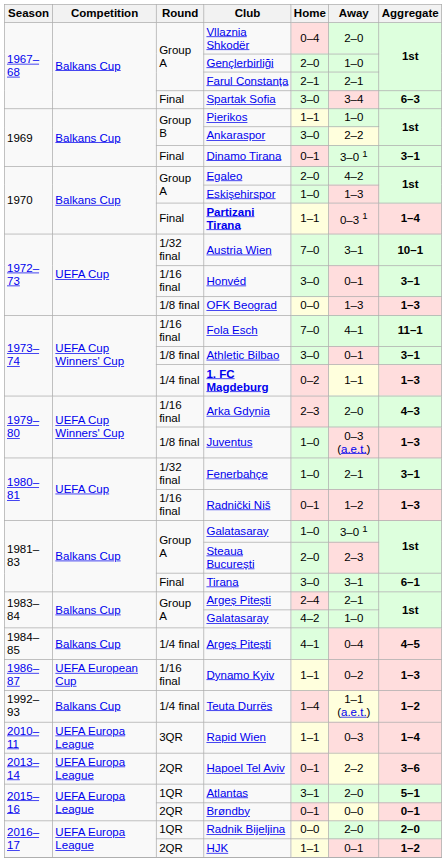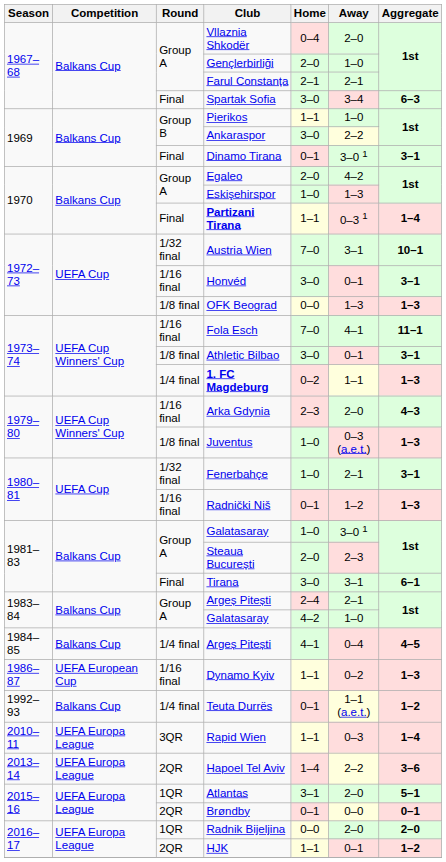(310, 706) 1–4 -> (310, 706) 0–1
(310, 768) 0–1 -> (310, 768) 1–4
